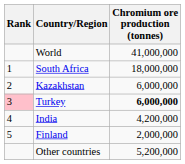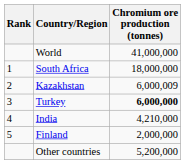(157, 85) 6,000,000 -> (157, 85) 6,000,009
(9, 102) pink background -> (9, 102) no background
(157, 118) 4,200,000 -> (157, 118) 4,210,000
